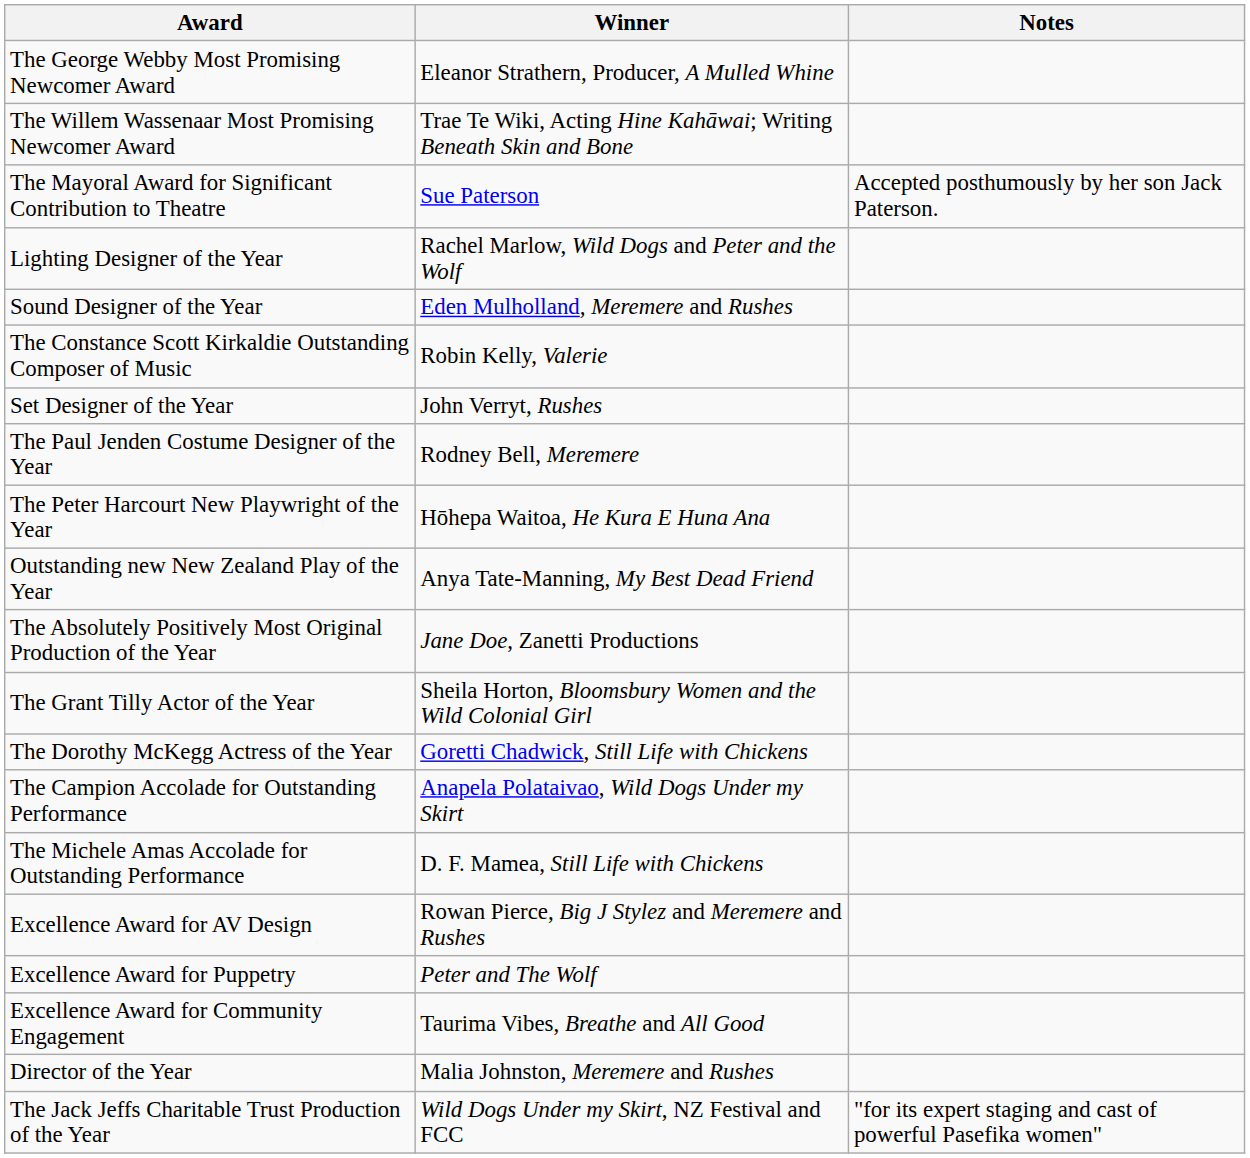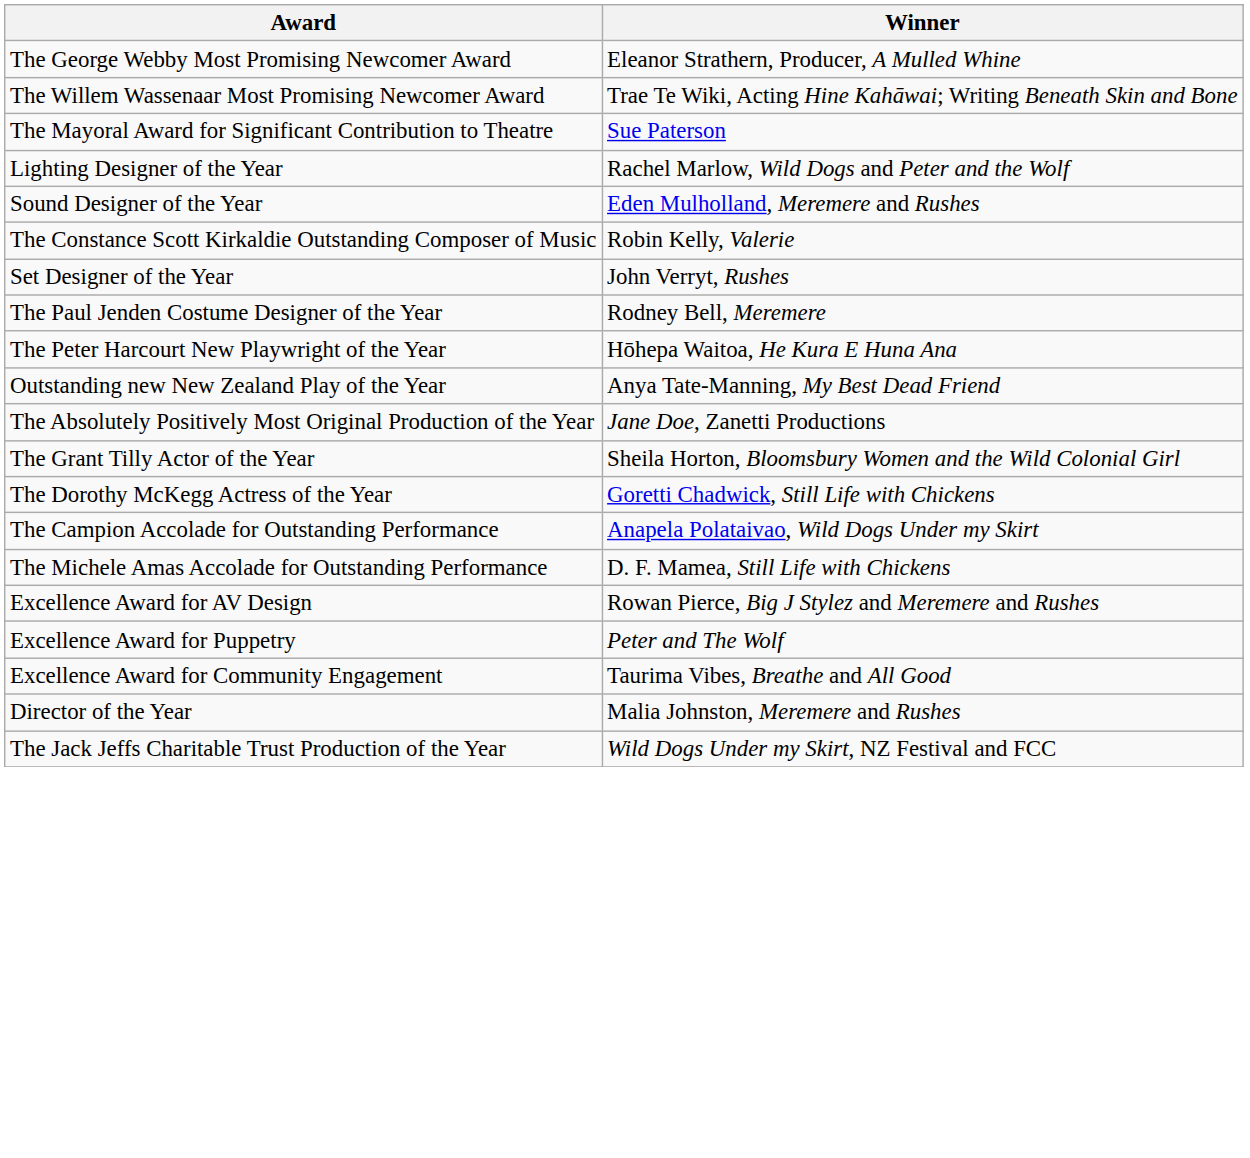- column: (1047, 22)
